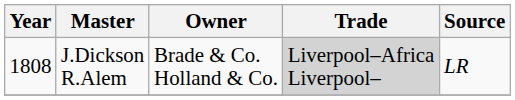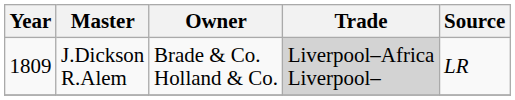(30, 66) 1808 -> (30, 66) 1809
